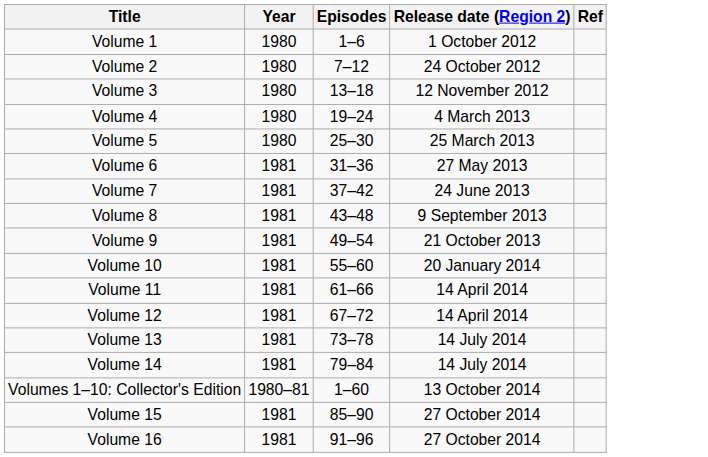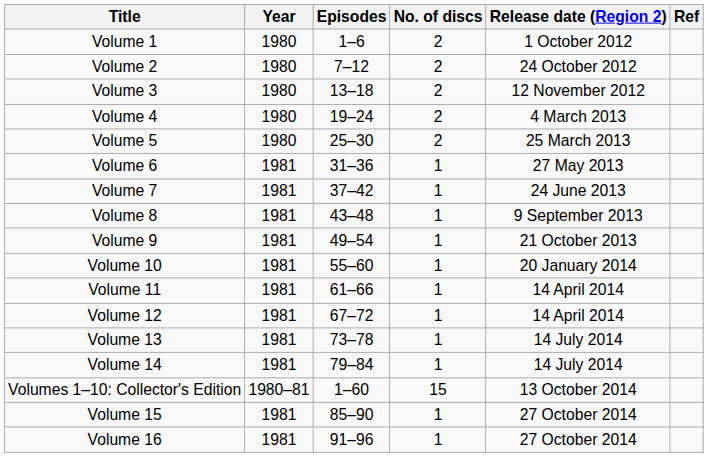+ column: (438, 16)
